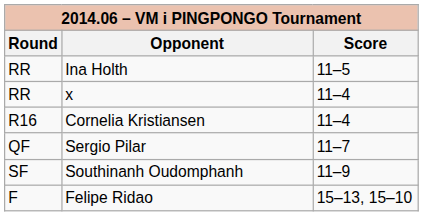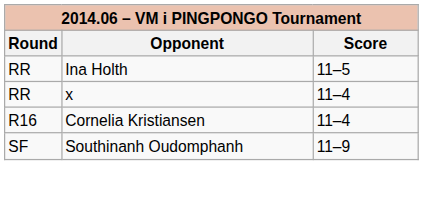- row: (106, 146)
- row: (109, 197)
